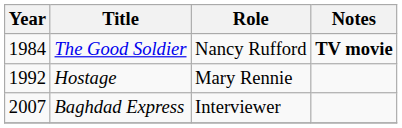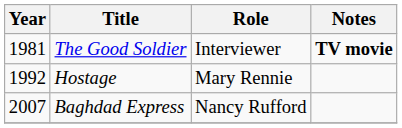(27, 48) 1984 -> (27, 48) 1981
(251, 48) Nancy Rufford -> (238, 48) Interviewer
(238, 107) Interviewer -> (251, 107) Nancy Rufford
